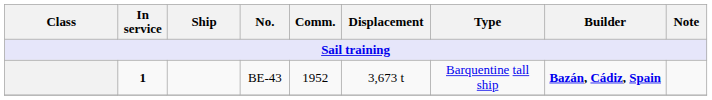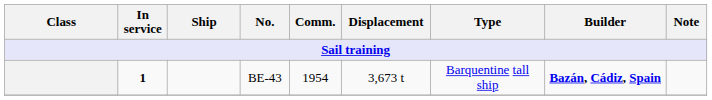(315, 77) 1952 -> (315, 77) 1954
